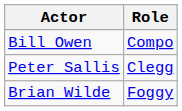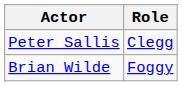- row: (50, 42)
